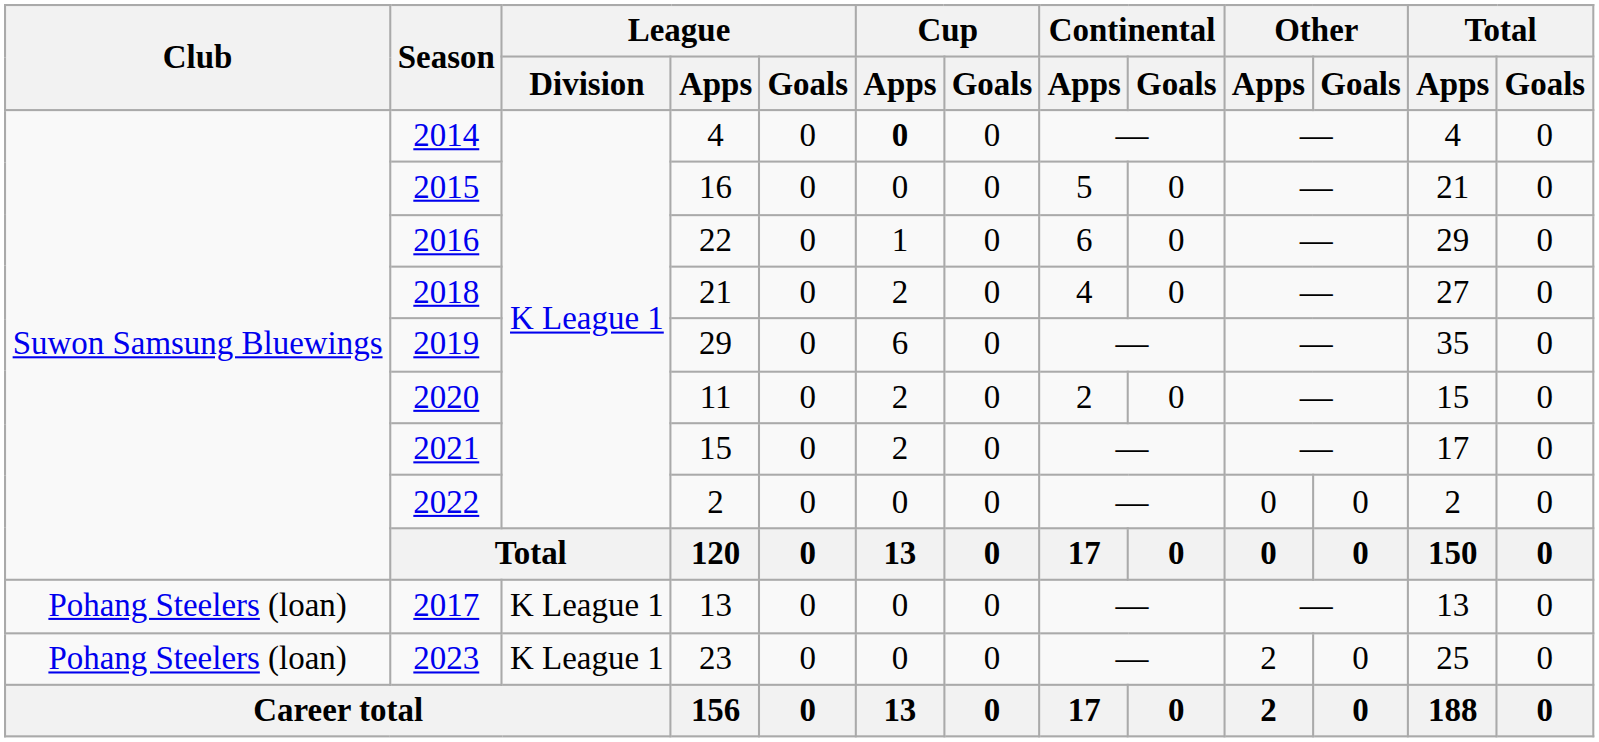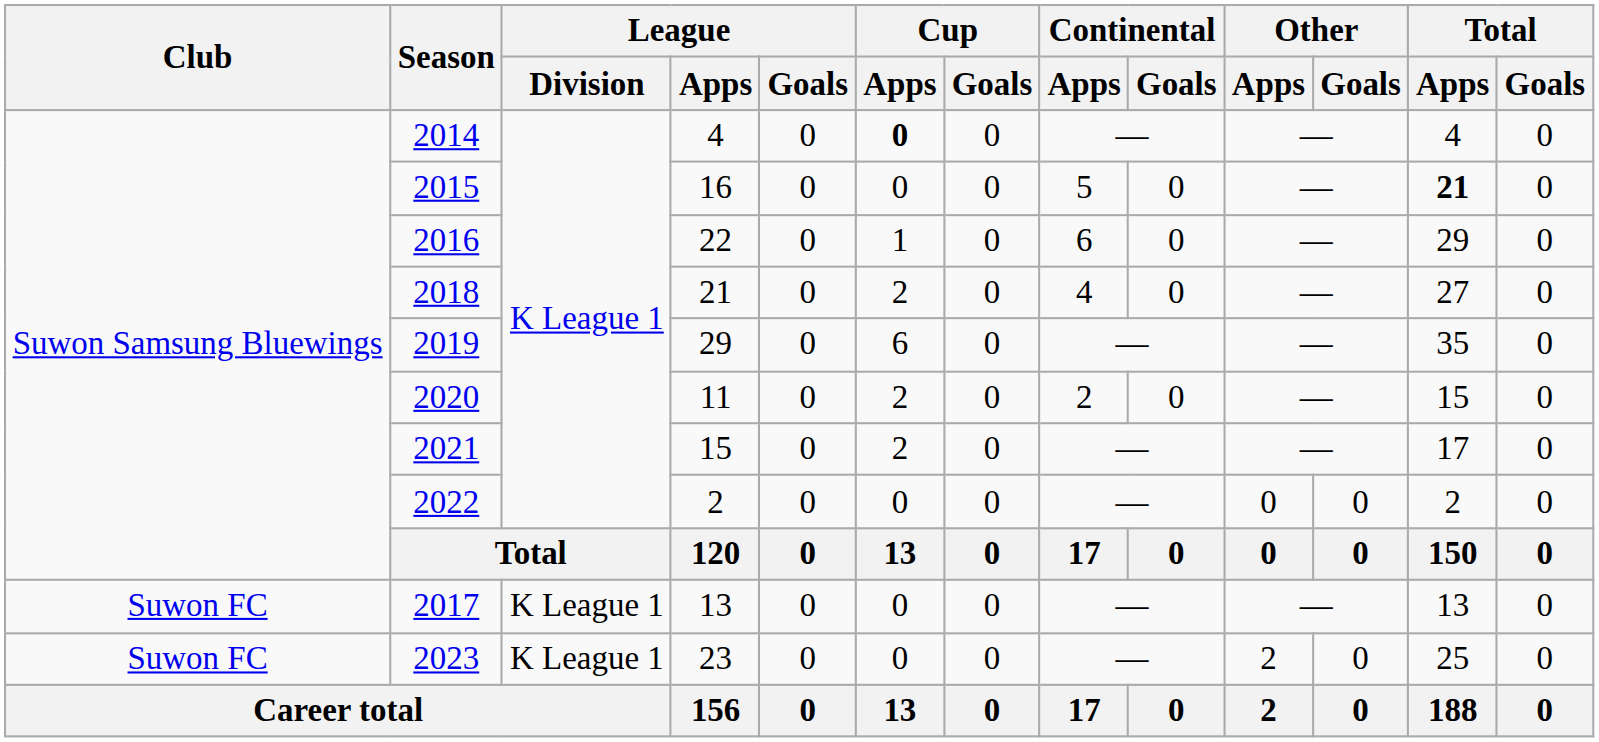(1453, 187) normal -> (1453, 187) bold
(198, 605) Pohang Steelers (loan) -> (198, 605) Suwon FC
(198, 657) Pohang Steelers (loan) -> (198, 657) Suwon FC
